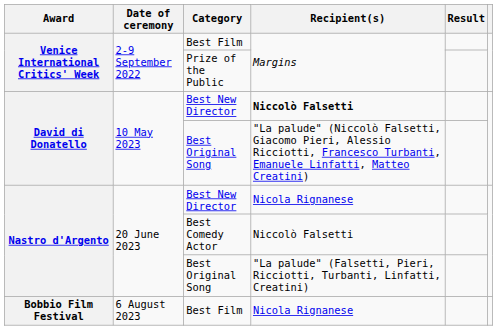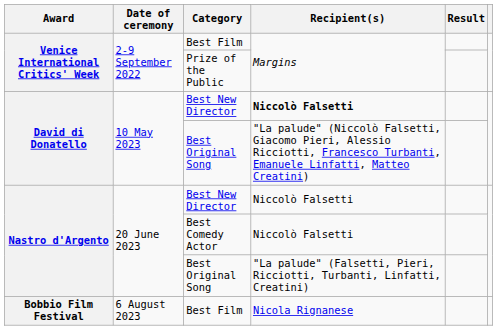(303, 200) Nicola Rignanese -> (303, 200) Niccolò Falsetti
